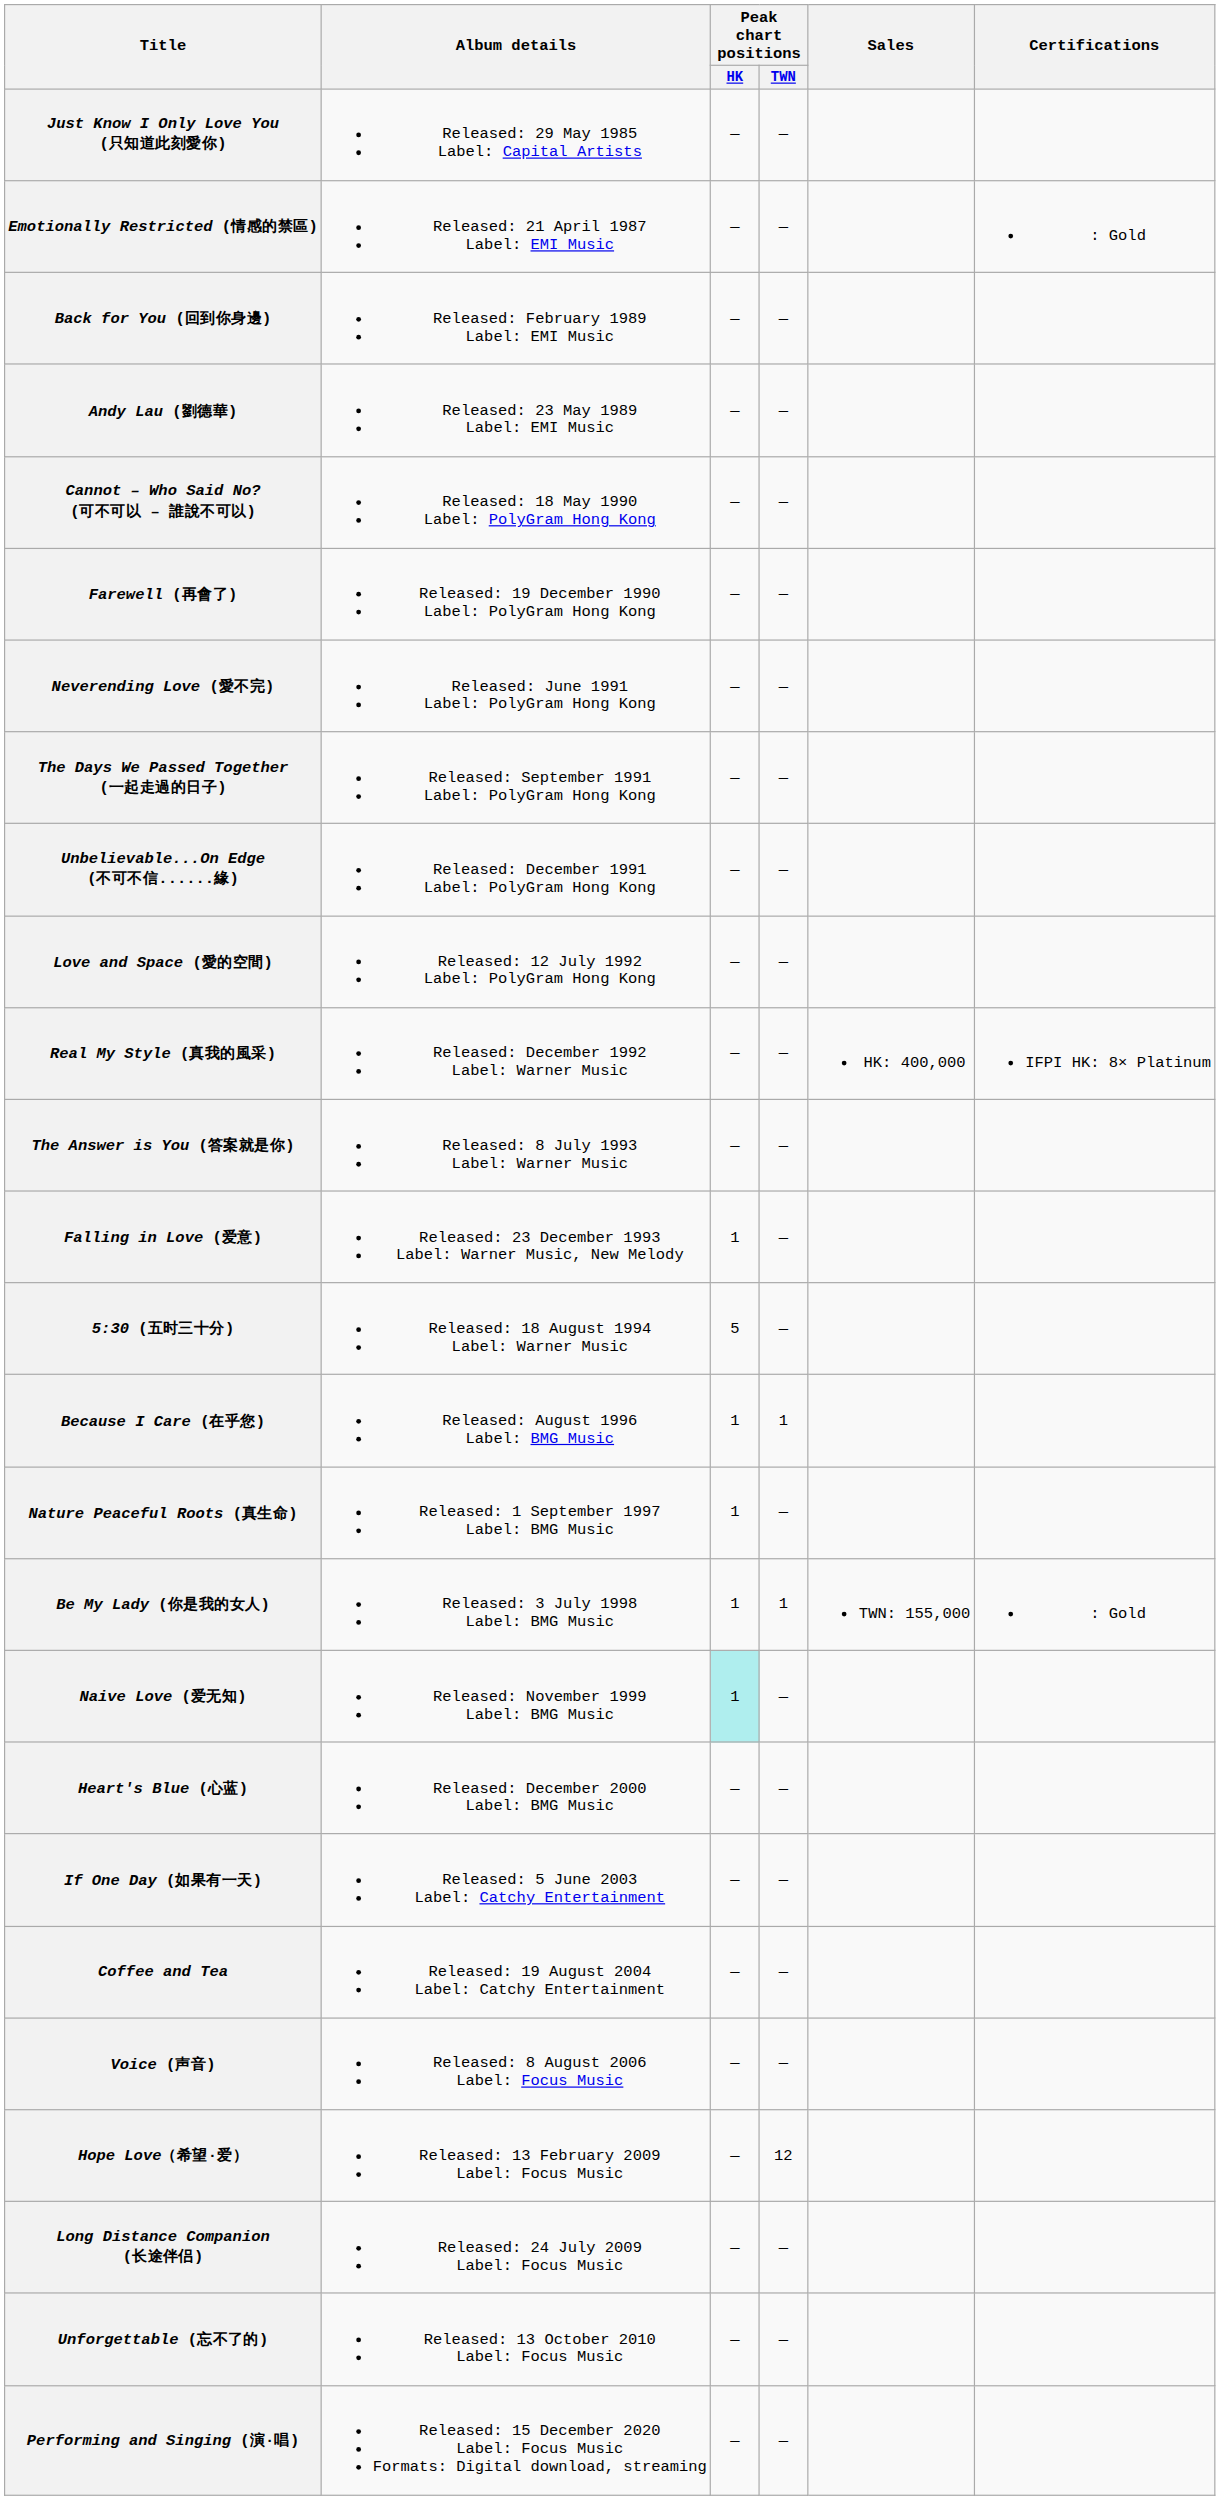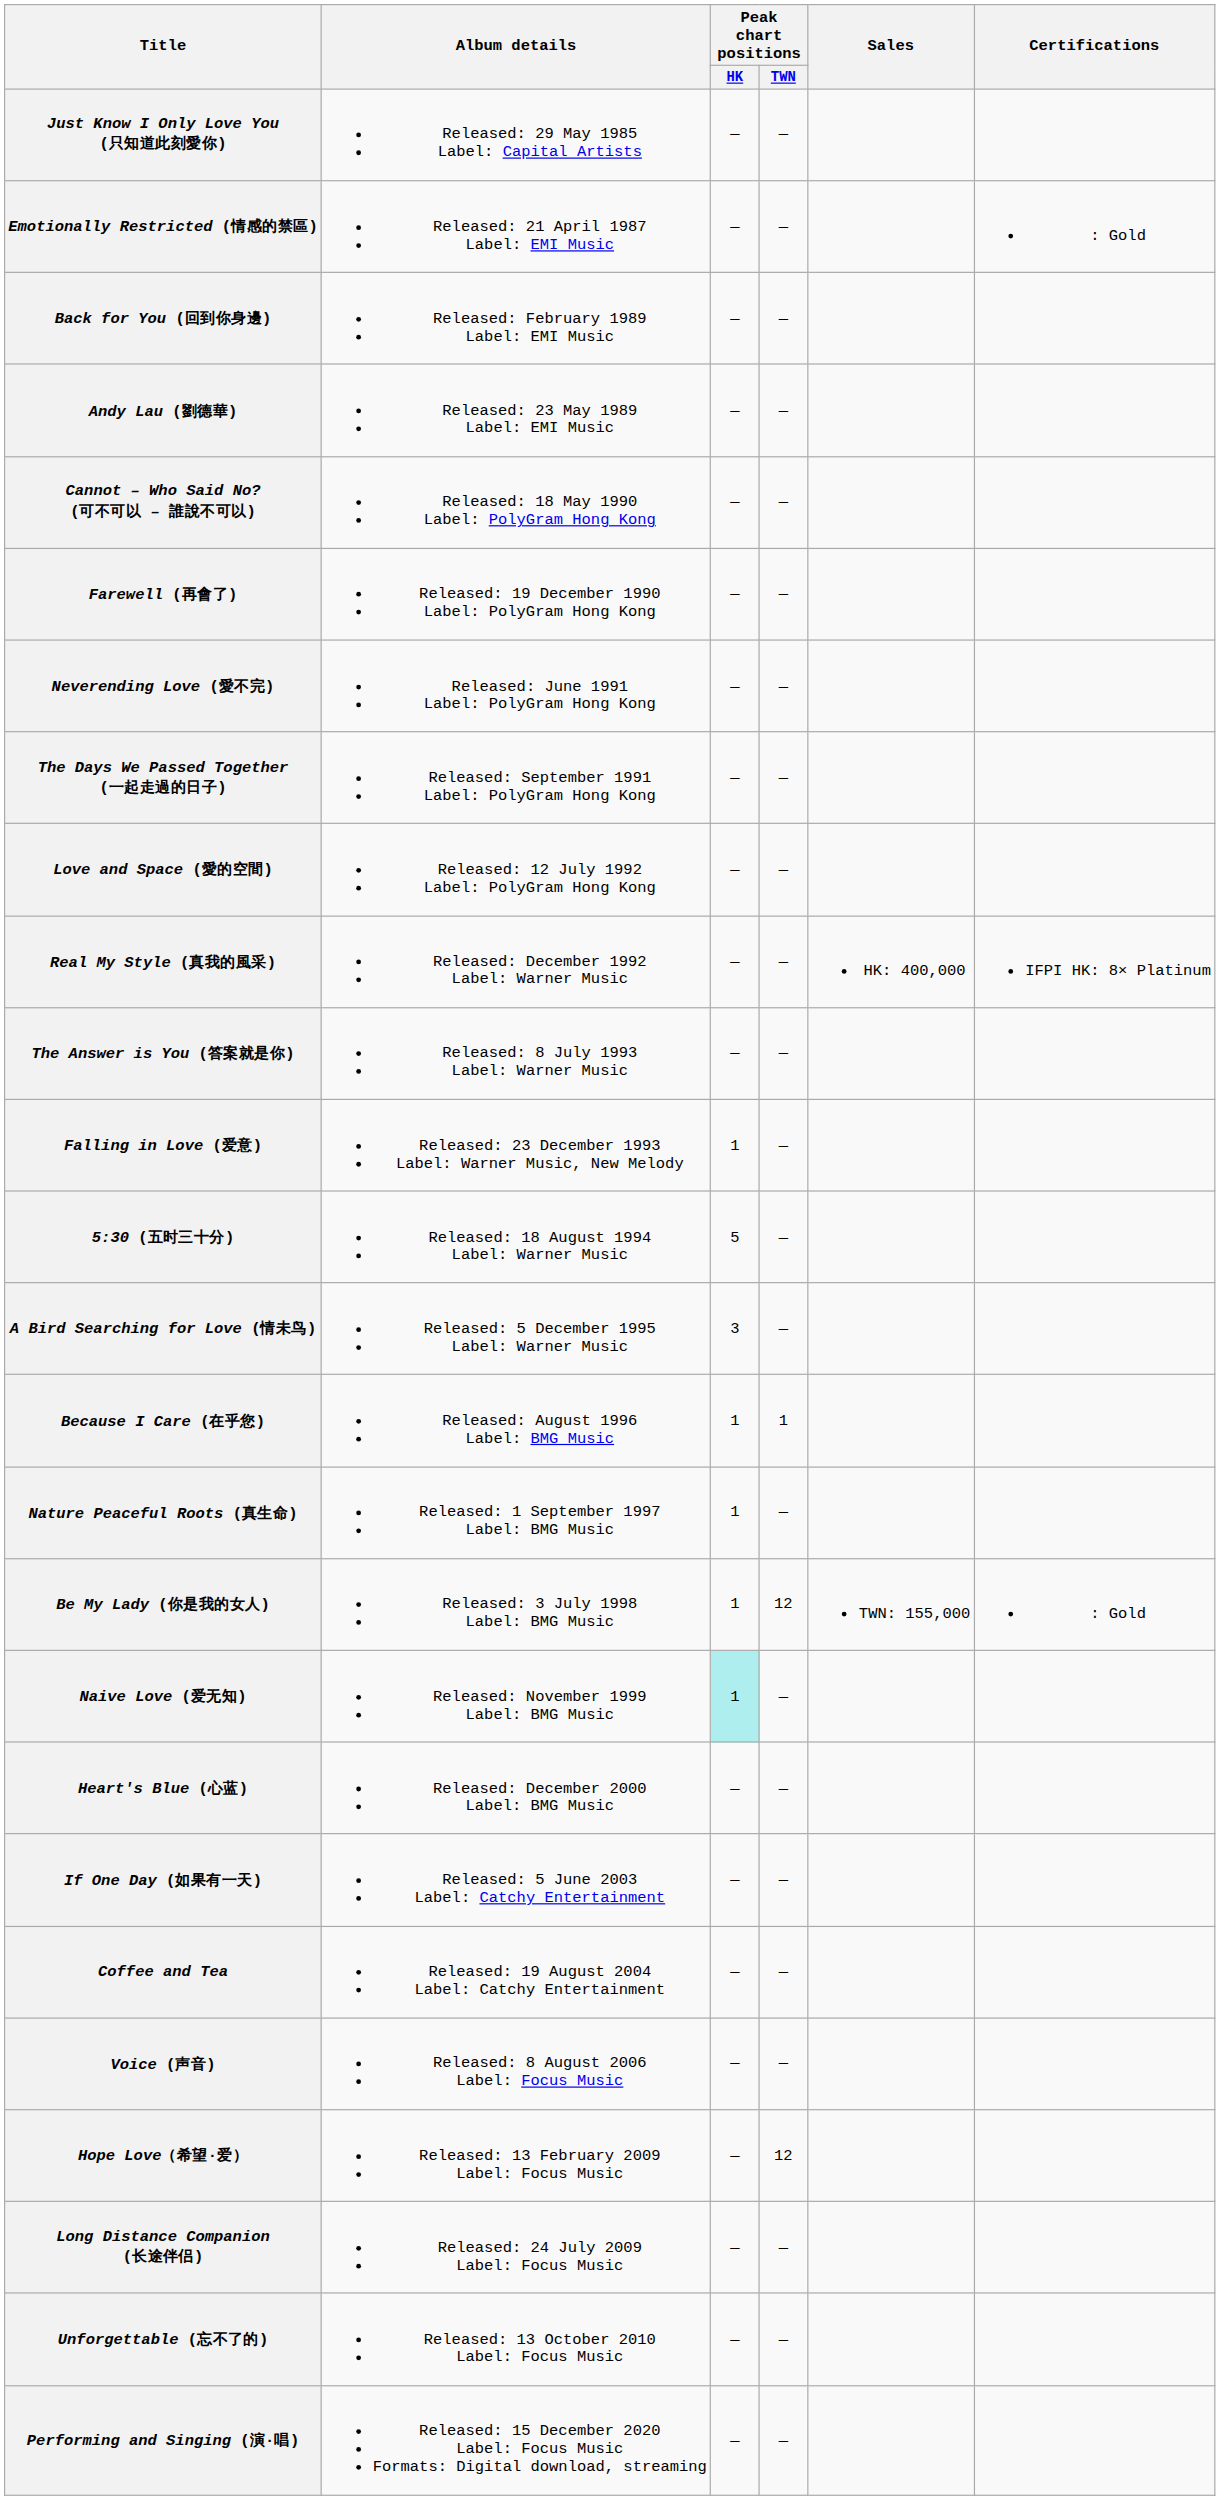- row: (163, 869)
+ row: (163, 1330)
(783, 1604) 1 -> (783, 1604) 12
